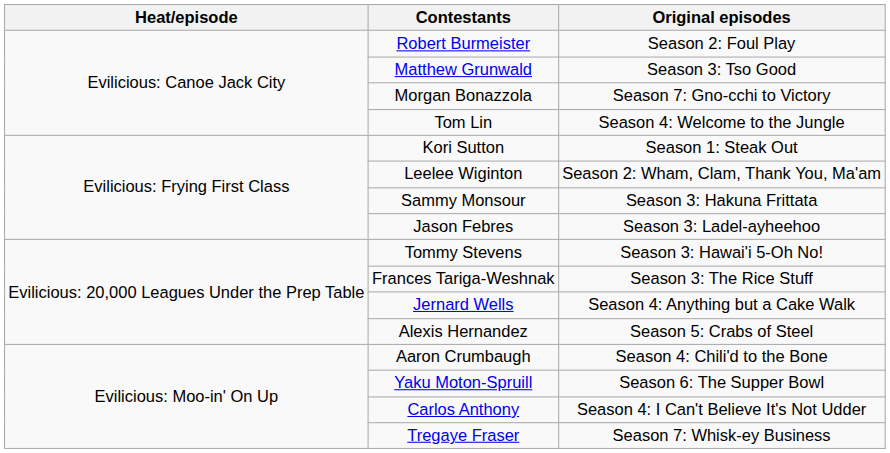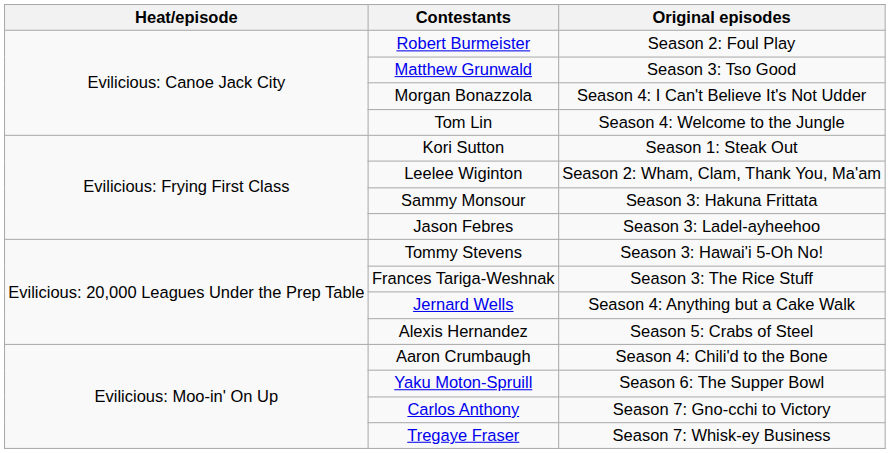(722, 95) Season 7: Gno-cchi to Victory -> (722, 95) Season 4: I Can't Believe It's Not Udder
(722, 409) Season 4: I Can't Believe It's Not Udder -> (722, 409) Season 7: Gno-cchi to Victory
